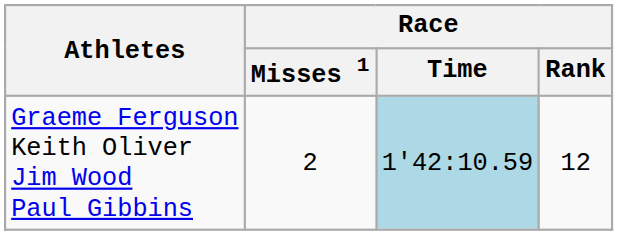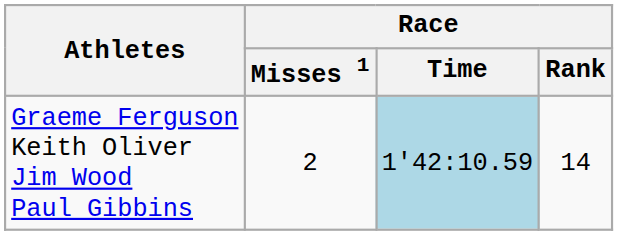(576, 163) 12 -> (576, 163) 14
